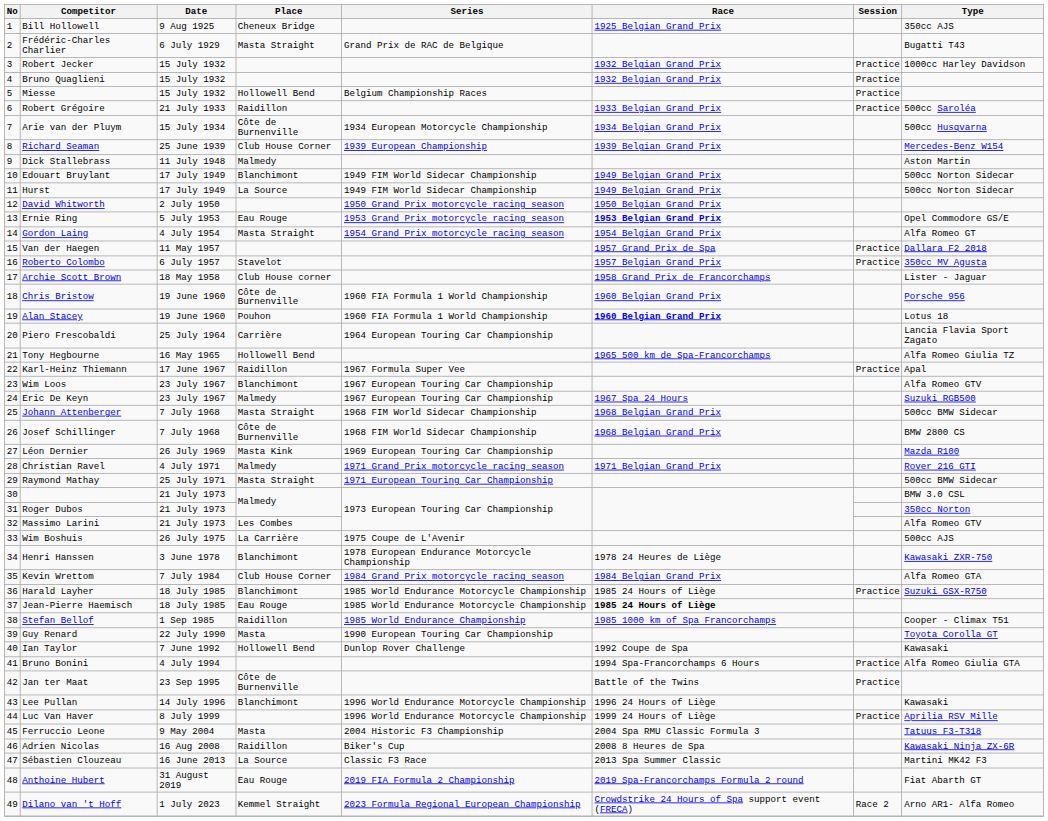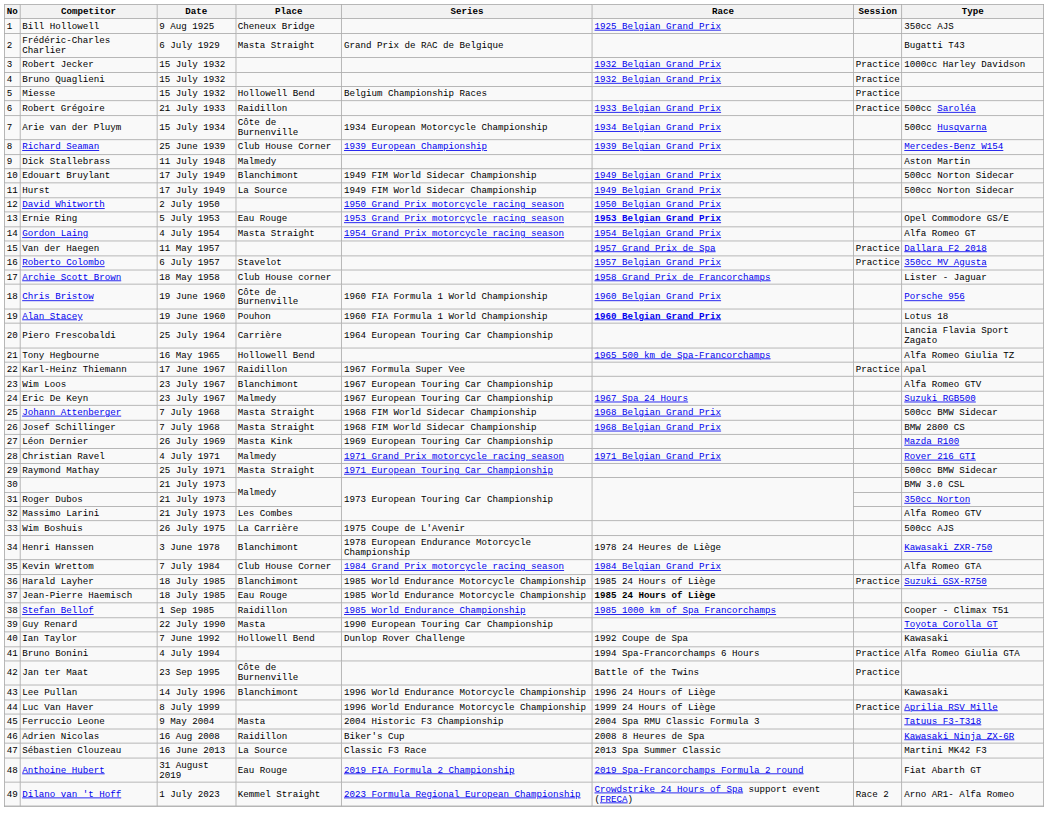(268, 432) Côte de Burnenville -> (276, 427) Masta Straight
